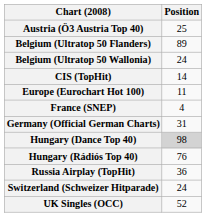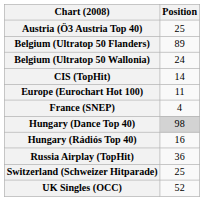- row: (83, 124)
(182, 156) 76 -> (180, 140) 16
(182, 188) 24 -> (180, 172) 25
